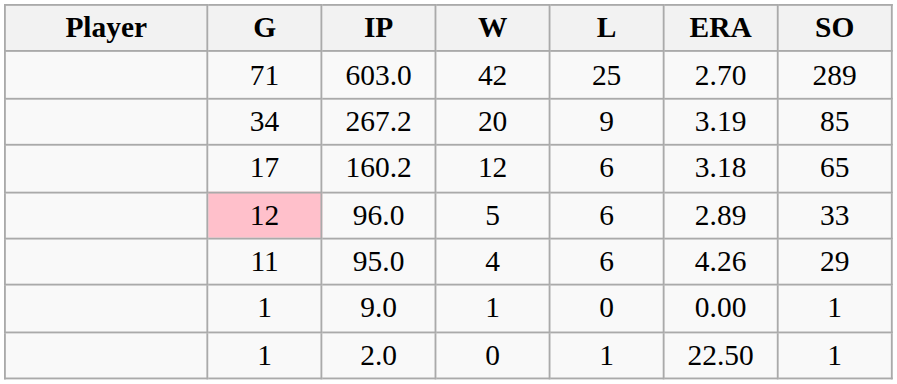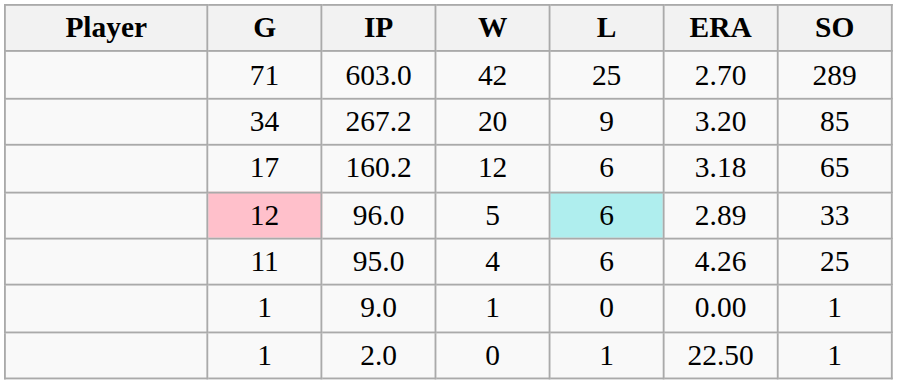(721, 121) 3.19 -> (721, 121) 3.20
(607, 214) no background -> (607, 214) paleturquoise background
(835, 261) 29 -> (835, 261) 25
